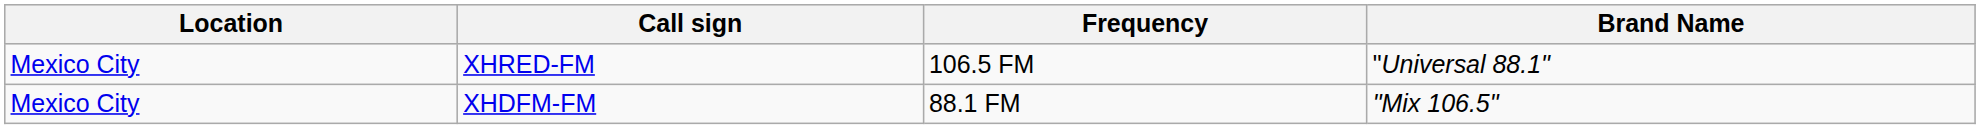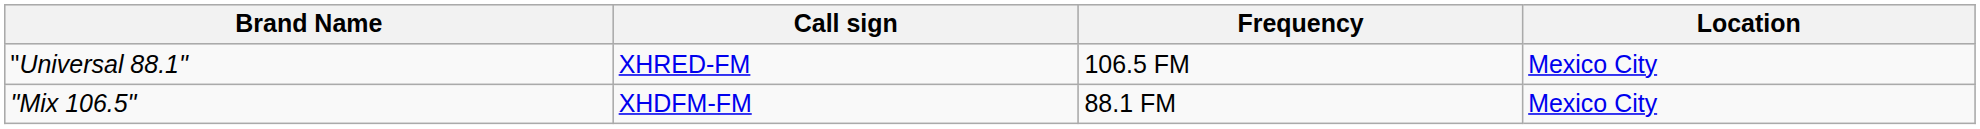columns swapped: (231, 24) <-> (1671, 24)
